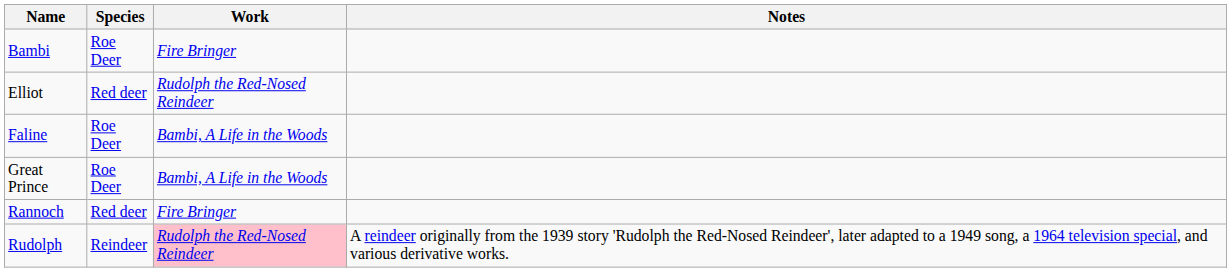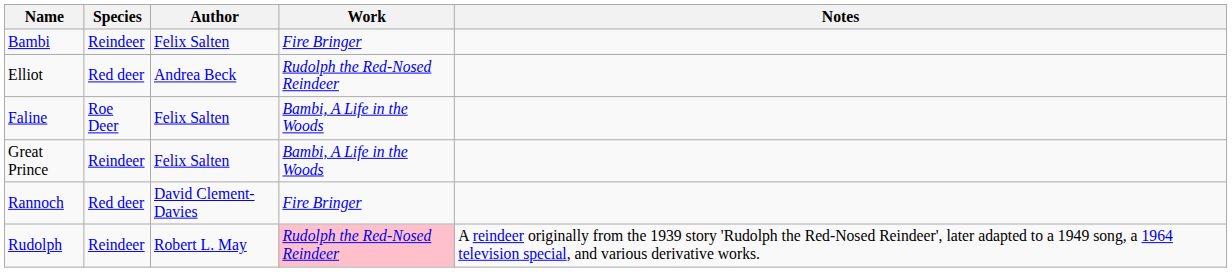+ column: (215, 16)
(106, 50) Roe Deer -> (116, 41) Reindeer
(106, 178) Roe Deer -> (116, 160) Reindeer
